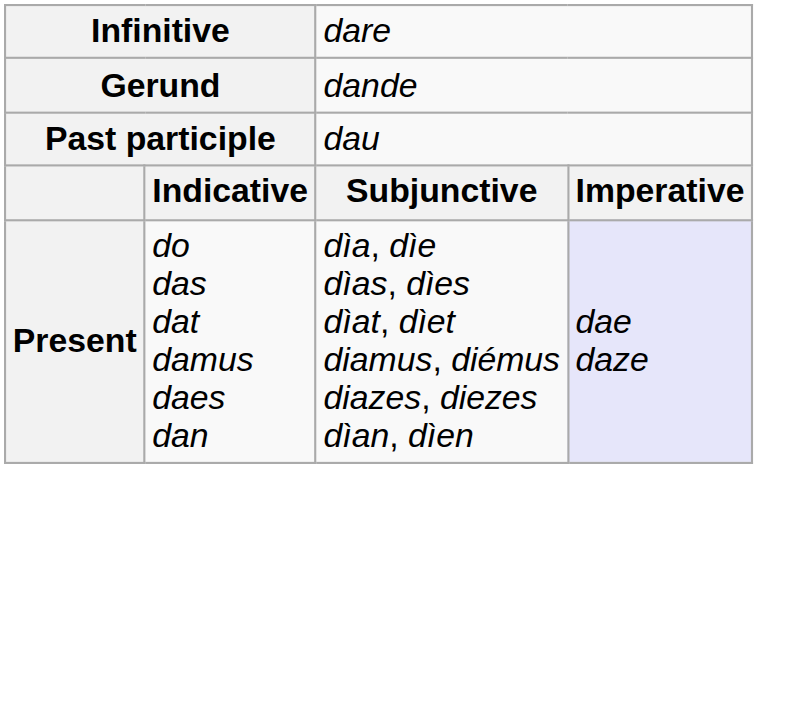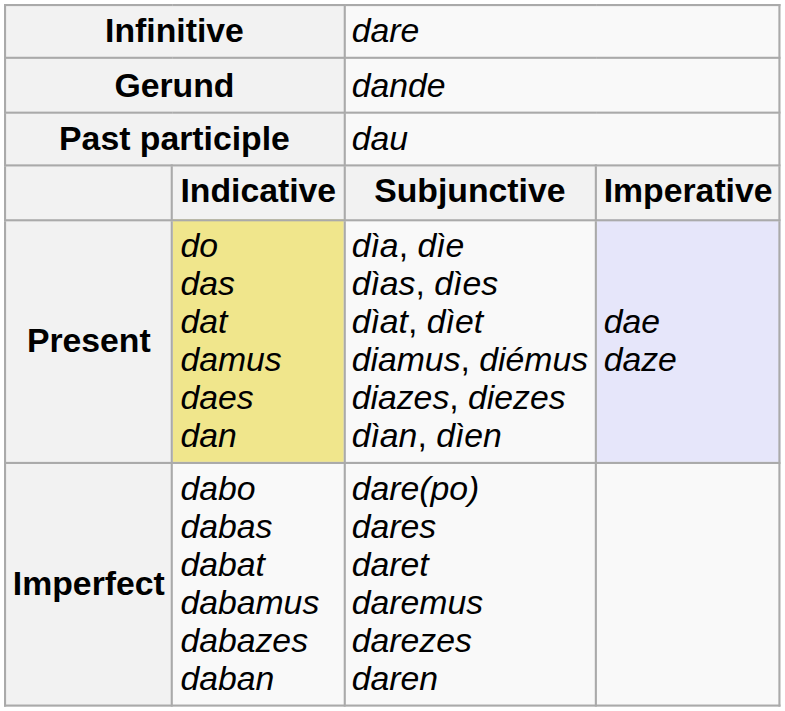(203, 340) no background -> (231, 340) khaki background
+ row: (89, 583)
